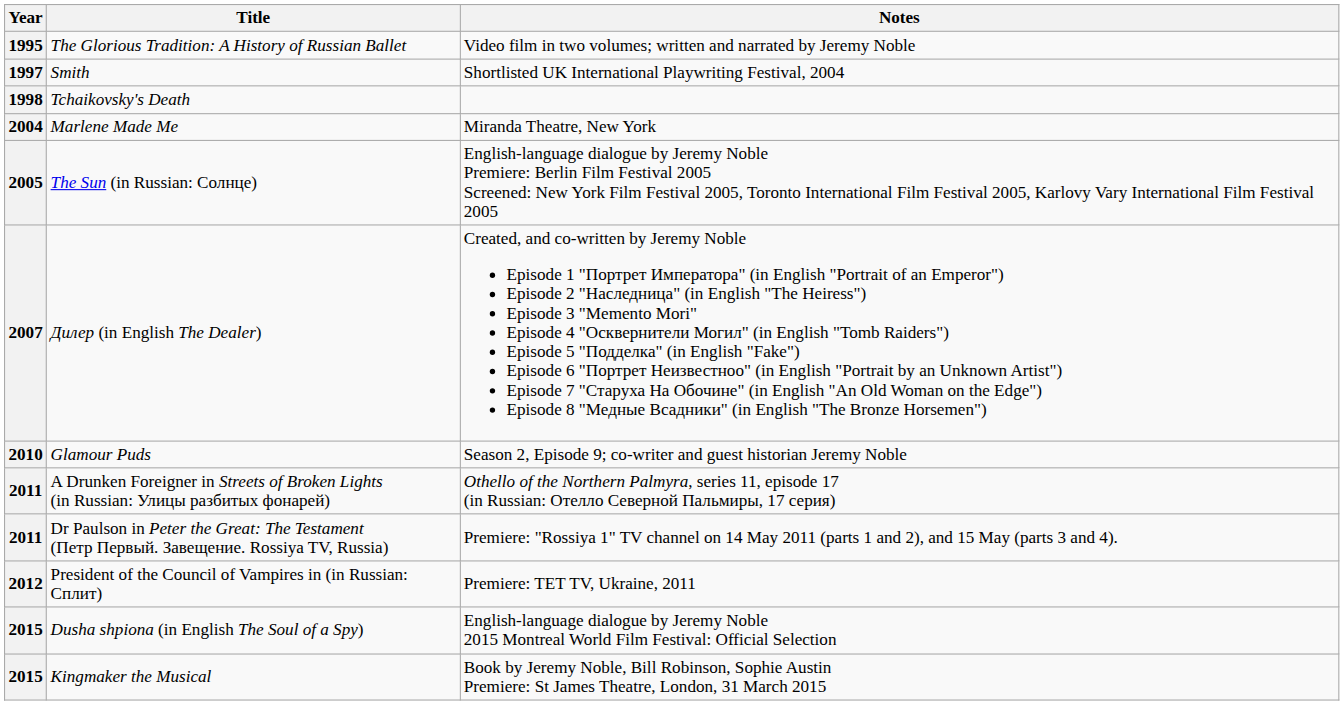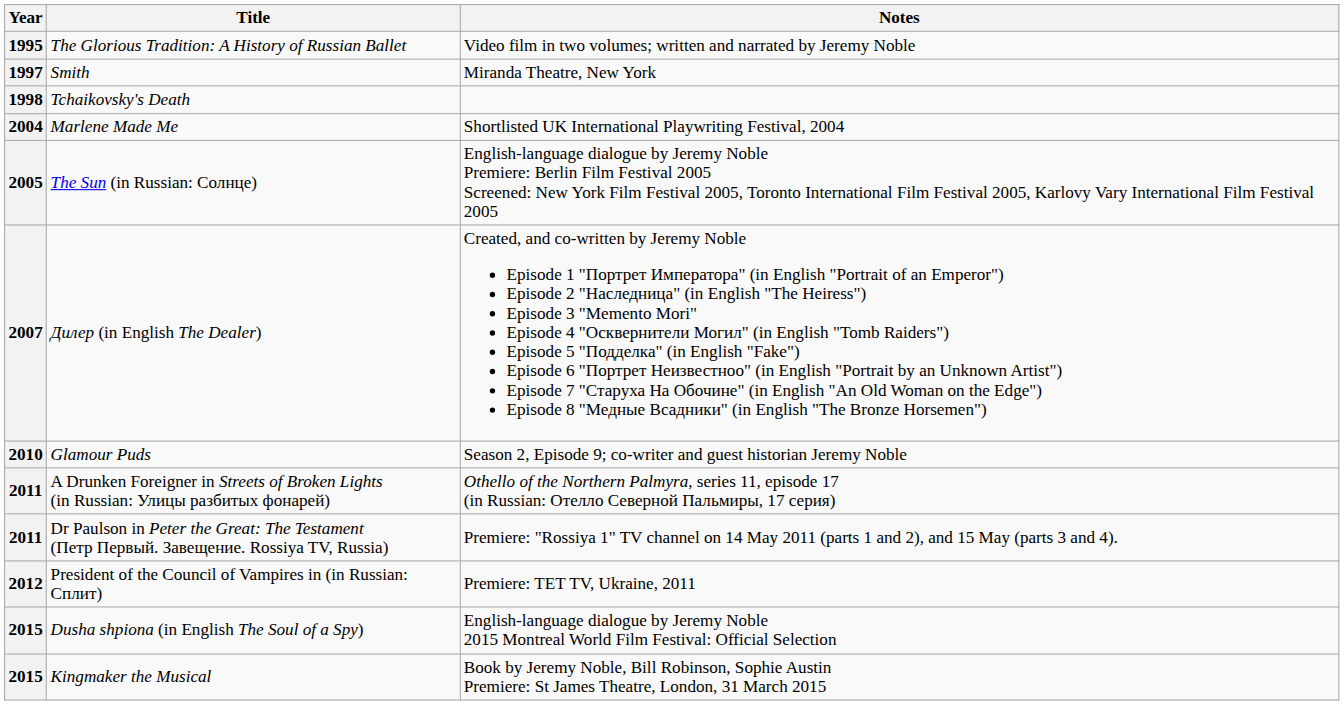(654, 72) Shortlisted UK International Playwriting Festival, 2004 -> (560, 72) Miranda Theatre, New York
(560, 126) Miranda Theatre, New York -> (654, 126) Shortlisted UK International Playwriting Festival, 2004
